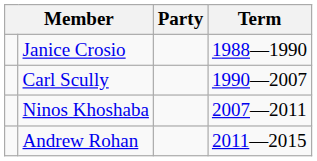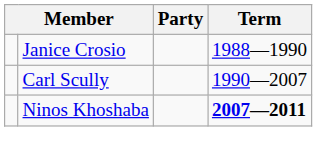(259, 110) normal -> (259, 110) bold
- row: (80, 140)
